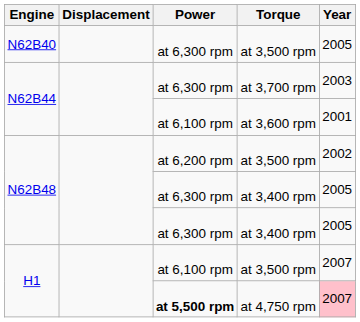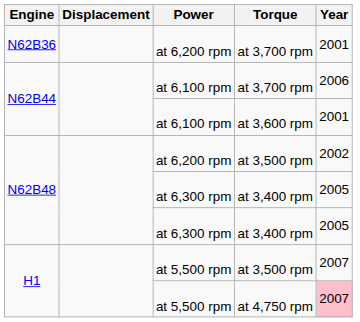+ row: (32, 44)
- row: (32, 44)
(195, 88) at 6,300 rpm -> (194, 88) at 6,100 rpm
(337, 80) 2003 -> (334, 80) 2006
(195, 270) at 6,100 rpm -> (194, 270) at 5,500 rpm
(195, 306) bold -> (194, 306) normal
